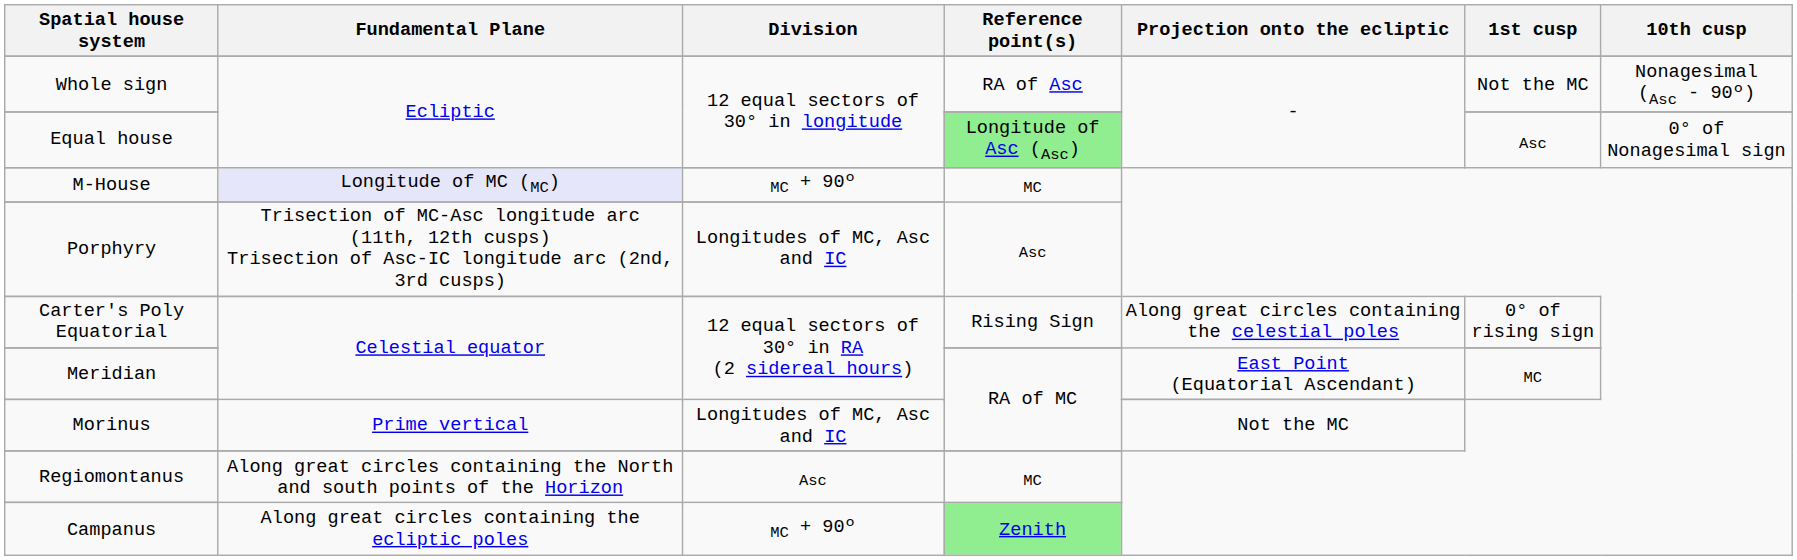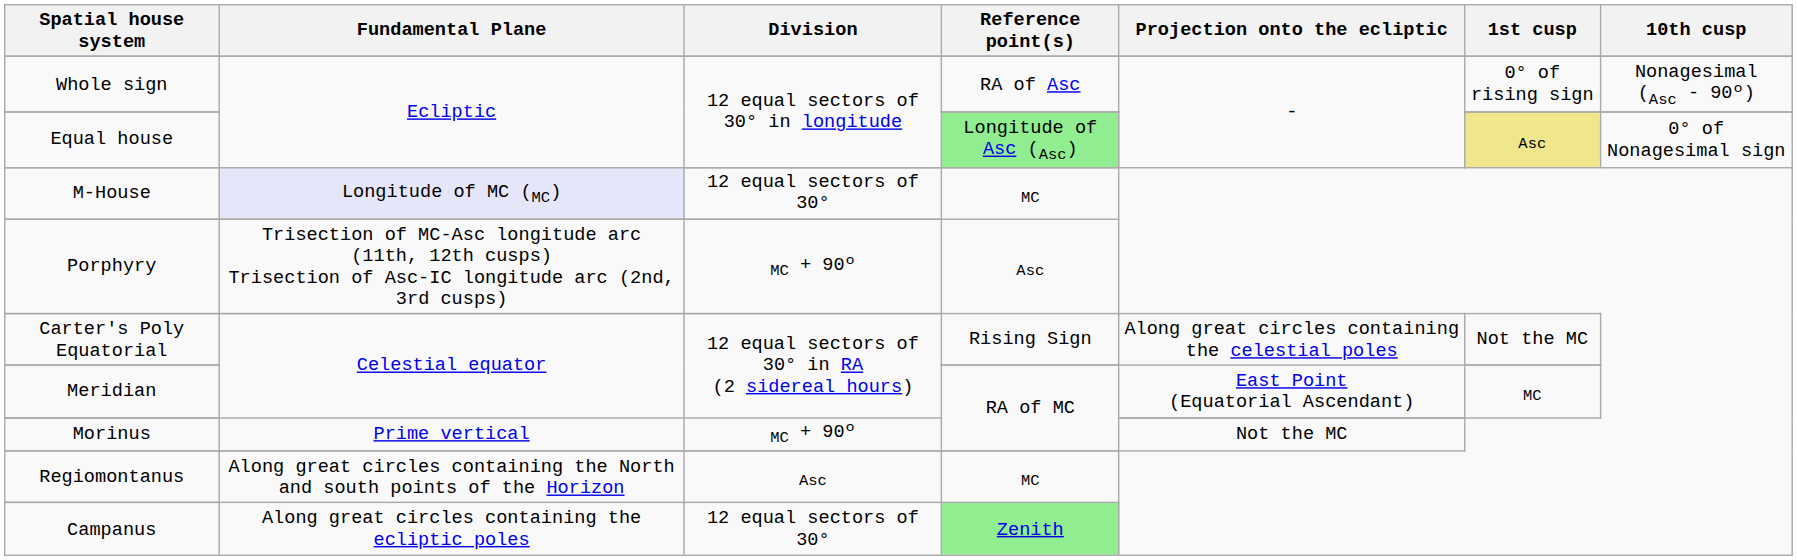(1533, 84) Not the MC -> (1532, 84) 0° of rising sign
(1533, 144) no background -> (1532, 144) khaki background
(813, 184) MC + 90º -> (813, 193) 12 equal sectors of 30°
(813, 249) Longitudes of MC, Asc and IC -> (813, 266) MC + 90º
(1533, 322) 0° of rising sign -> (1532, 340) Not the MC
(813, 425) Longitudes of MC, Asc and IC -> (813, 434) MC + 90º
(813, 529) MC + 90º -> (813, 529) 12 equal sectors of 30°
